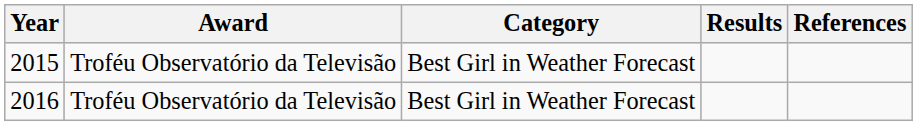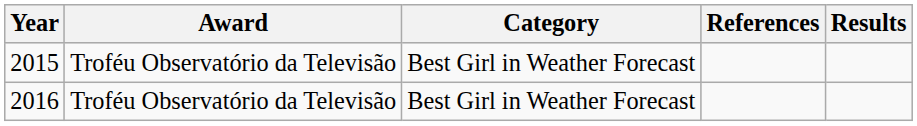columns swapped: (744, 23) <-> (850, 23)
